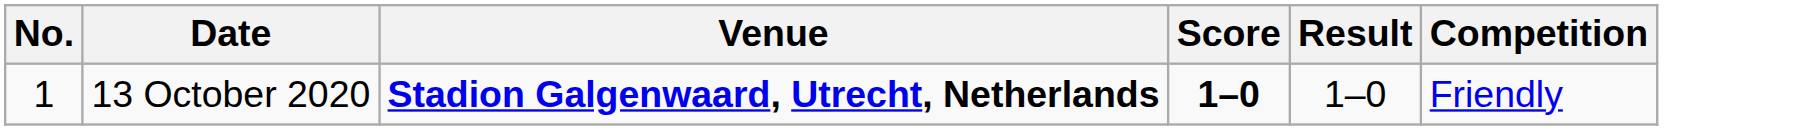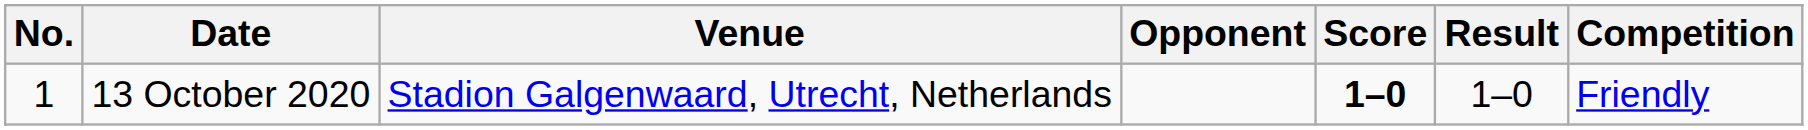+ column: (1218, 34)
(774, 93) bold -> (750, 93) normal
